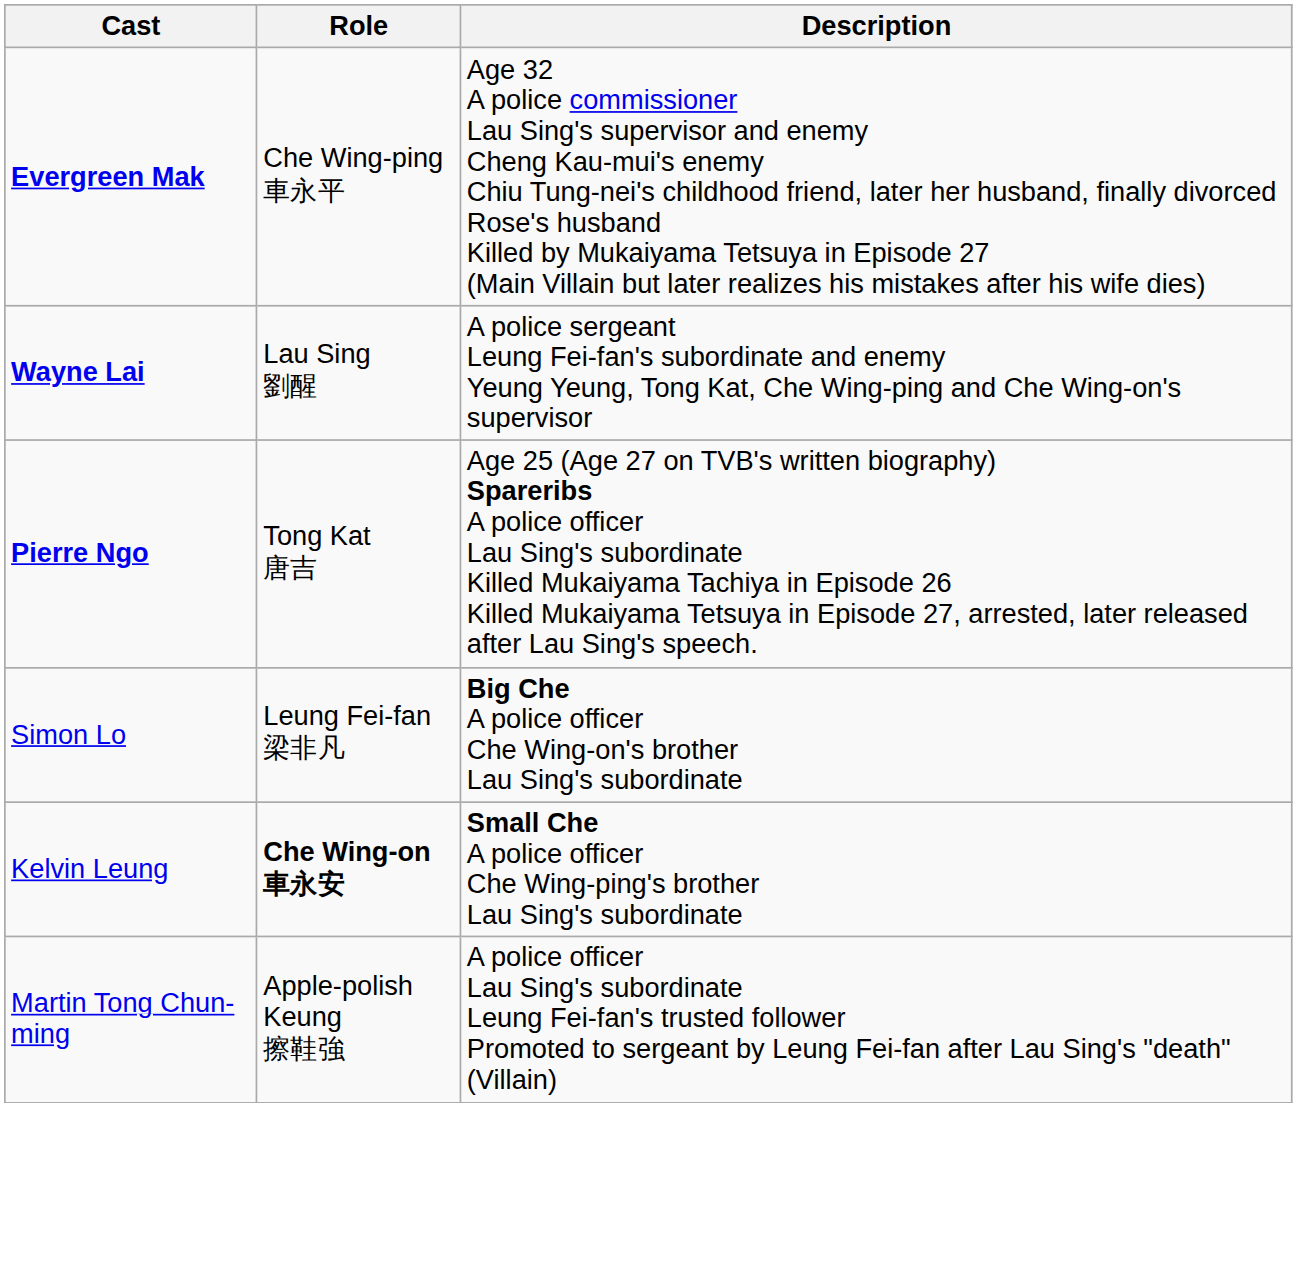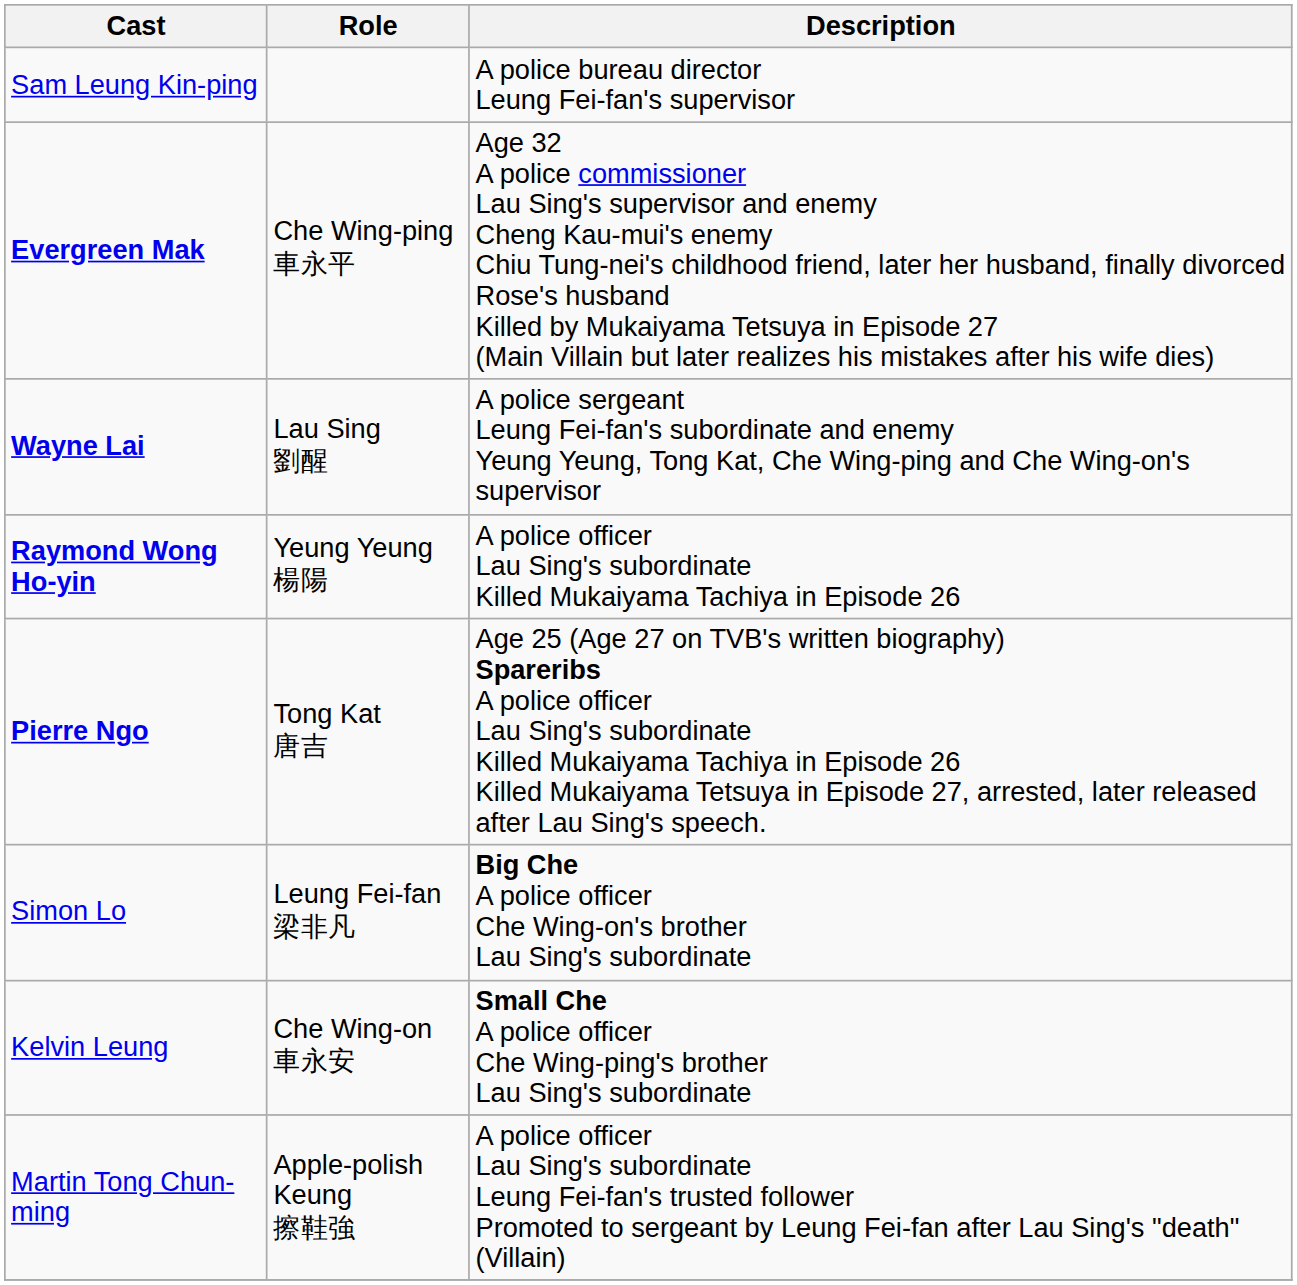+ row: (134, 84)
+ row: (114, 565)
(347, 867) bold -> (353, 1045) normal
